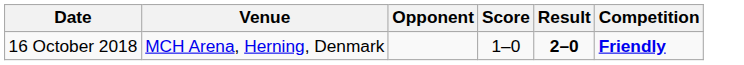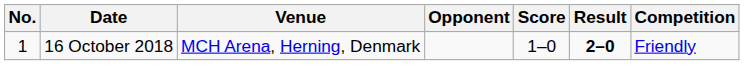+ column: (22, 18)
(632, 45) bold -> (665, 45) normal
